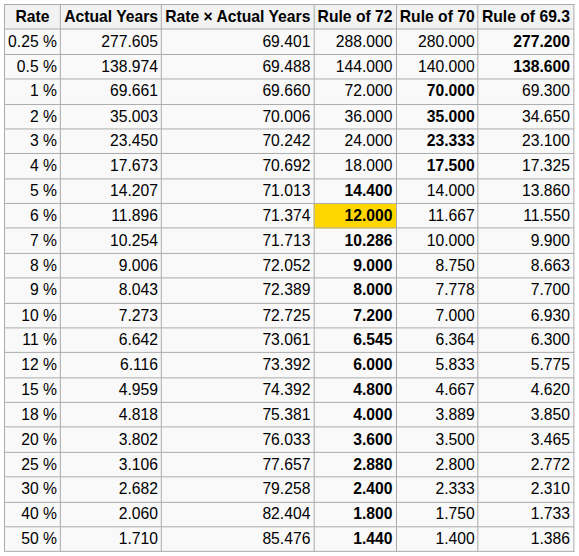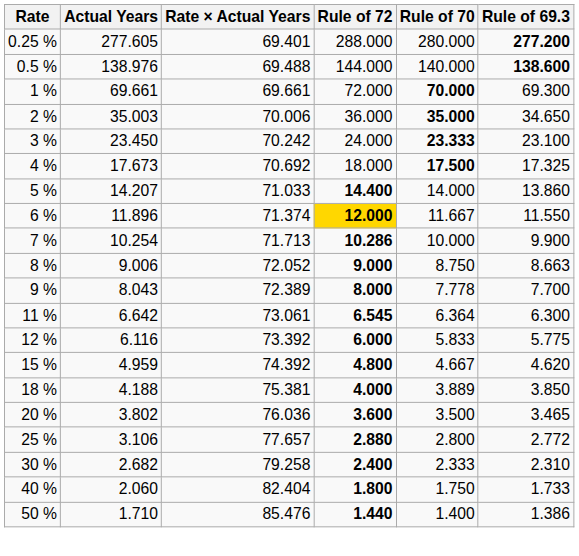(130, 66) 138.974 -> (130, 66) 138.976
(286, 91) 69.660 -> (286, 91) 69.661
(286, 191) 71.013 -> (286, 191) 71.033
- row: (39, 315)
(138, 414) 4.818 -> (138, 389) 4.188
(286, 439) 76.033 -> (286, 414) 76.036
